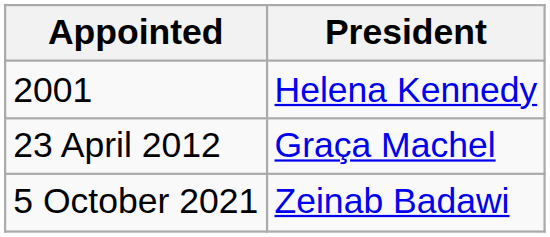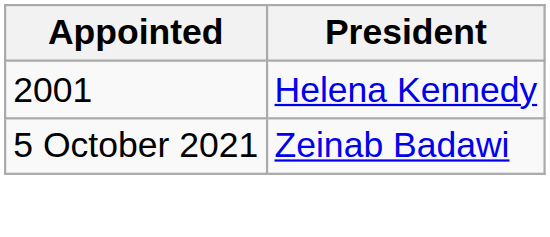- row: (117, 145)
